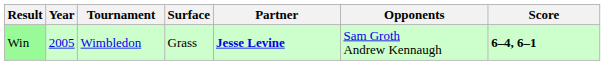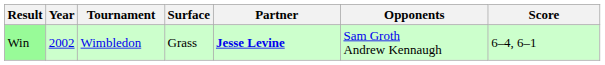(62, 42) 2005 -> (62, 42) 2002
(514, 42) bold -> (514, 42) normal
